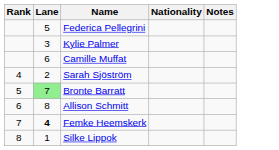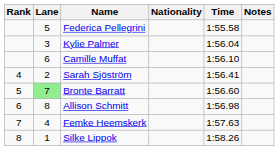+ column: (223, 12)
(47, 122) bold -> (47, 122) normal
